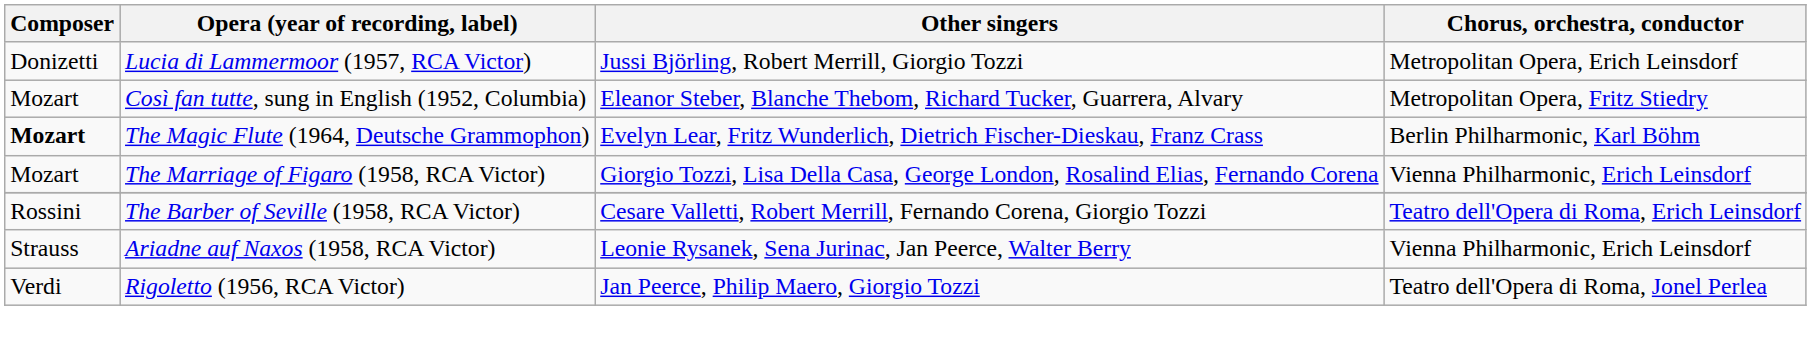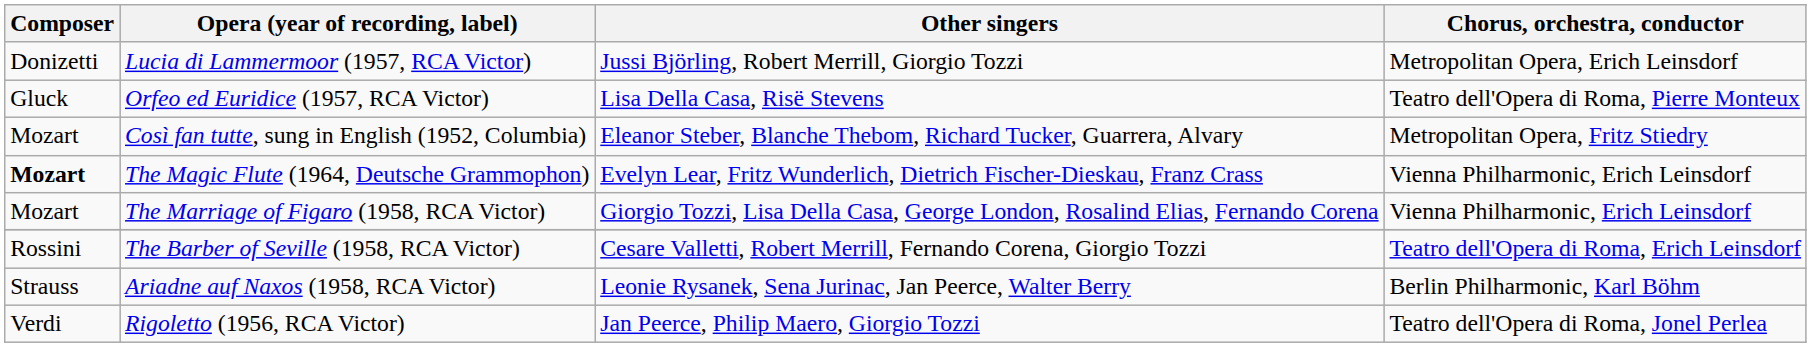+ row: (307, 98)
(1545, 135) Berlin Philharmonic, Karl Böhm -> (1570, 173) Vienna Philharmonic, Erich Leinsdorf
(1570, 248) Vienna Philharmonic, Erich Leinsdorf -> (1545, 286) Berlin Philharmonic, Karl Böhm
